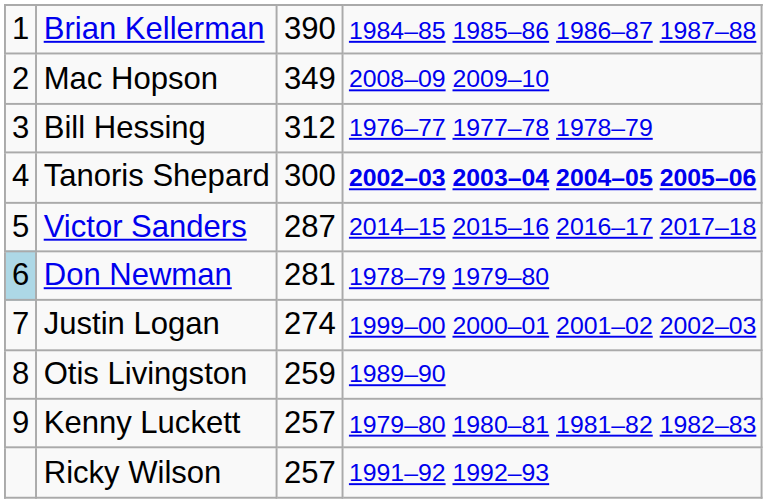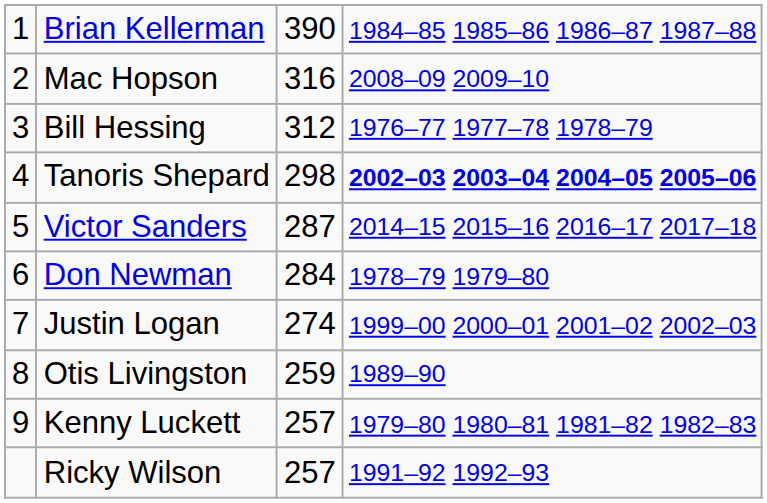(310, 78) 349 -> (310, 78) 316
(310, 176) 300 -> (310, 176) 298
(21, 275) lightblue background -> (21, 275) no background
(310, 275) 281 -> (310, 275) 284
